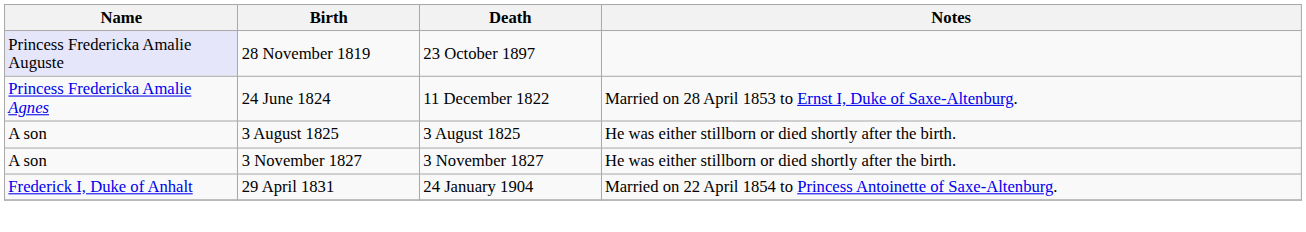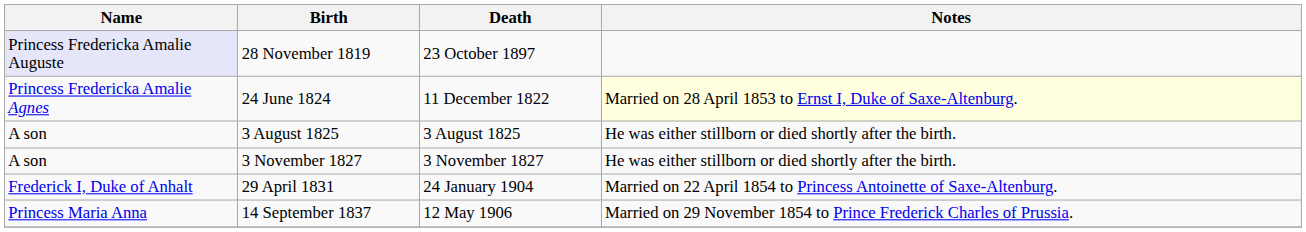(811, 98) no background -> (811, 98) lightyellow background
+ row: (306, 213)
